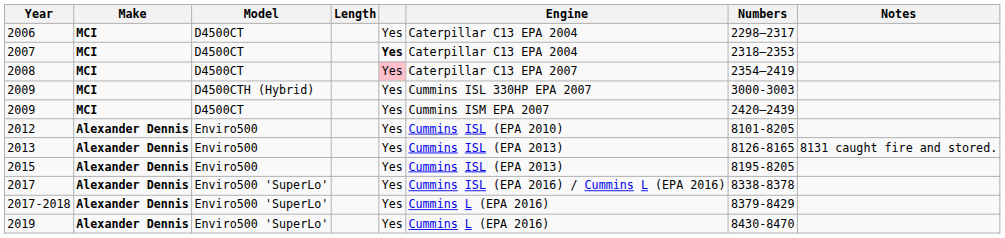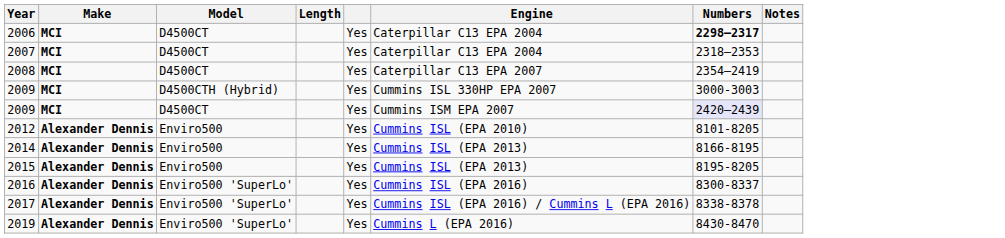(763, 33) normal -> (728, 33) bold
(392, 52) bold -> (357, 52) normal
(392, 71) pink background -> (357, 71) no background
(763, 109) no background -> (728, 109) lavender background
- row: (21, 147)
+ row: (21, 147)
+ row: (21, 186)
- row: (39, 205)
